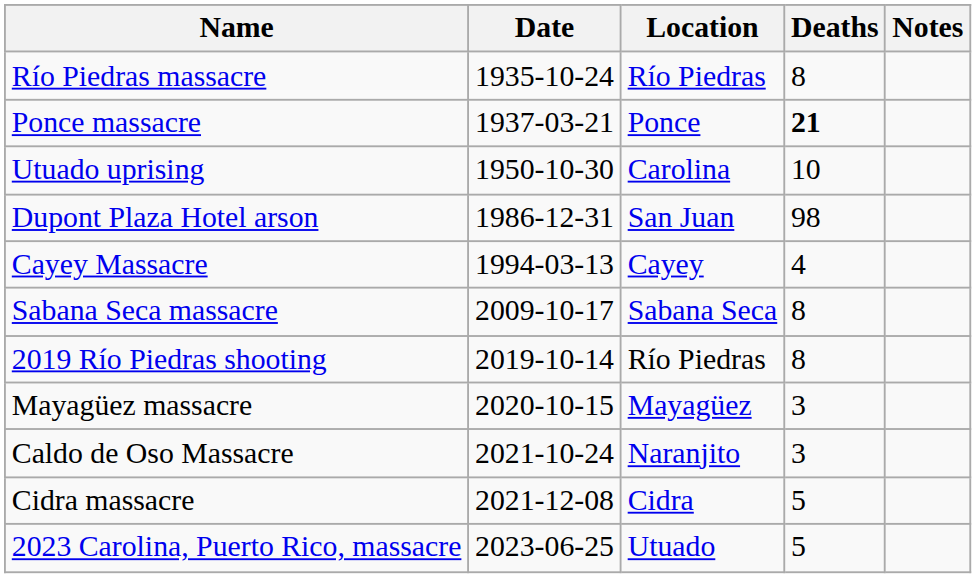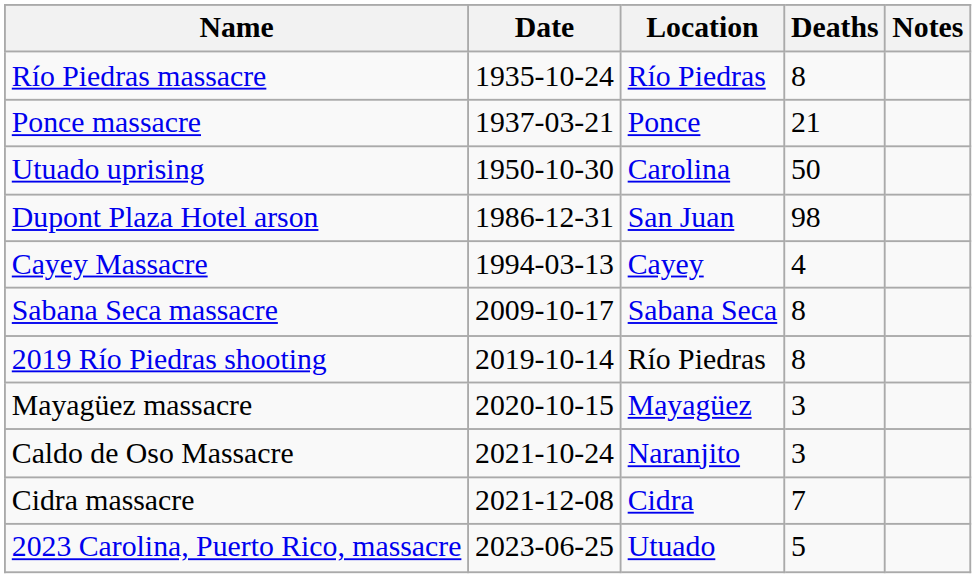(806, 122) bold -> (806, 122) normal
(806, 169) 10 -> (806, 169) 50
(798, 500) 5 -> (798, 500) 7
